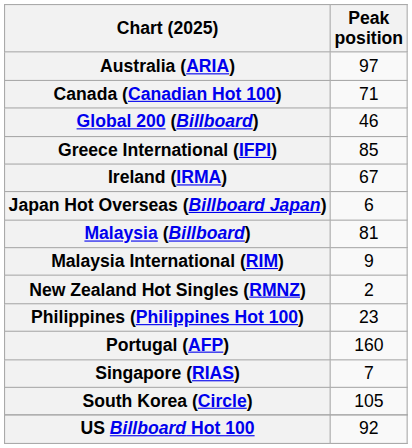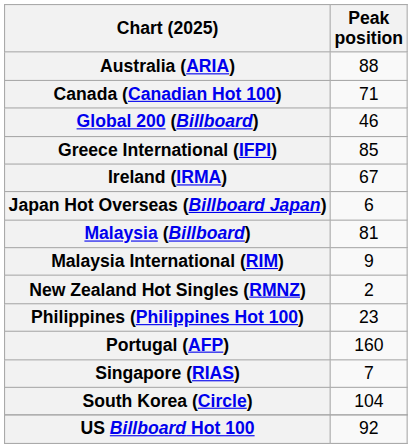(369, 66) 97 -> (369, 66) 88
(369, 401) 105 -> (369, 401) 104
